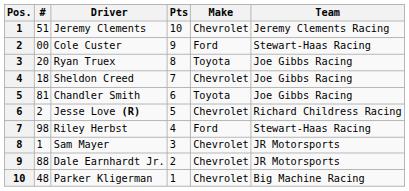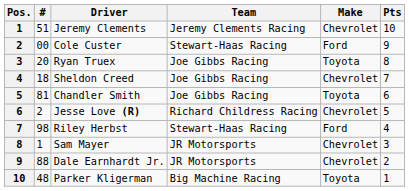columns swapped: (328, 13) <-> (179, 13)
(221, 179) Chevrolet -> (341, 179) Toyota
